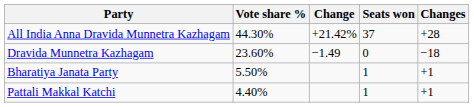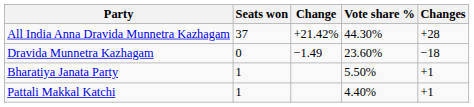columns swapped: (271, 14) <-> (389, 14)
